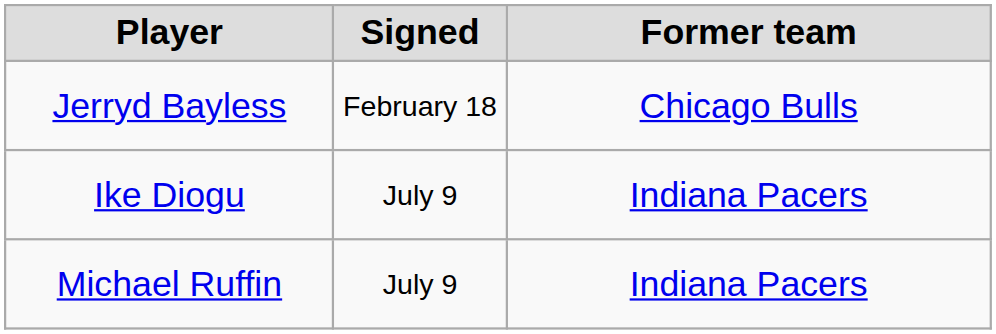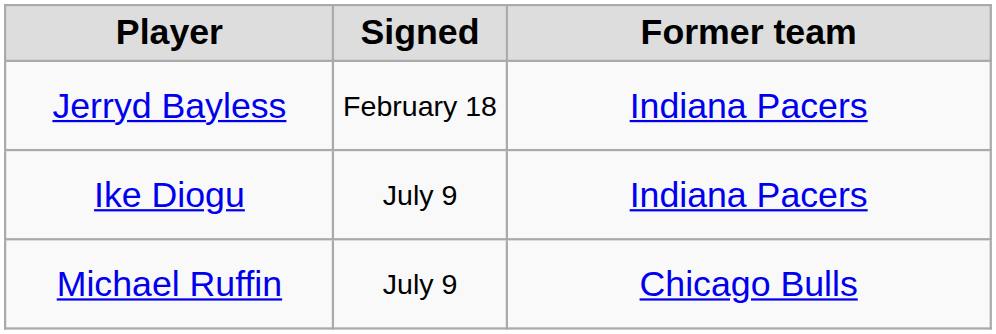(749, 105) Chicago Bulls -> (749, 105) Indiana Pacers
(749, 284) Indiana Pacers -> (749, 284) Chicago Bulls
